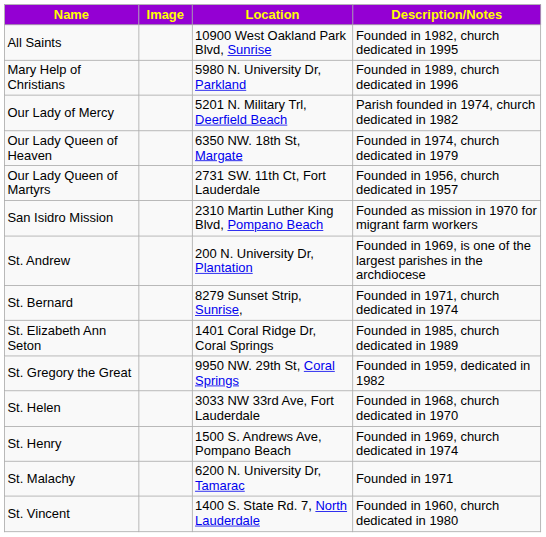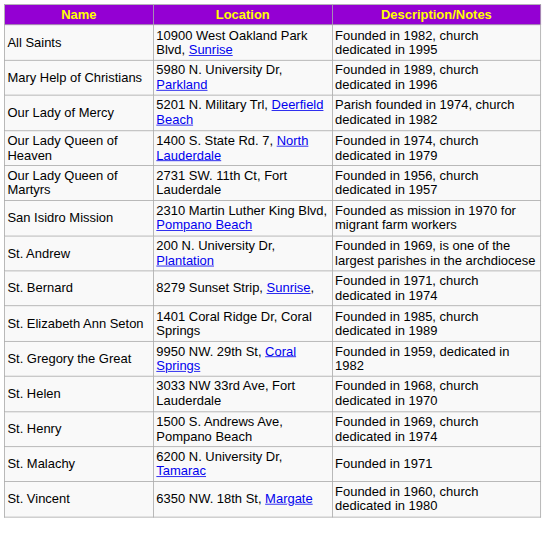- column: (165, 14)
(248, 148) 6350 NW. 18th St, Margate -> (232, 148) 1400 S. State Rd. 7, North Lauderdale
(271, 513) 1400 S. State Rd. 7, North Lauderdale -> (235, 499) 6350 NW. 18th St, Margate
